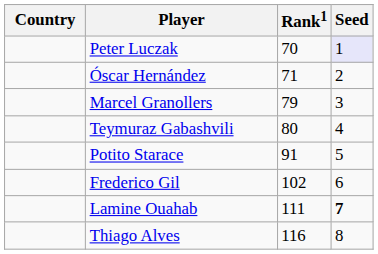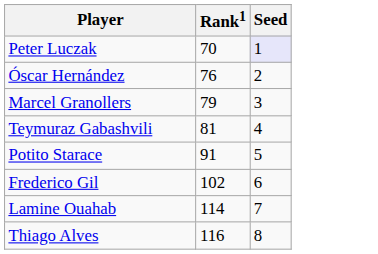- column: (45, 20)
(290, 75) 71 -> (208, 75) 76
(290, 128) 80 -> (208, 128) 81
(293, 208) 111 -> (212, 208) 114
(339, 208) bold -> (258, 208) normal
